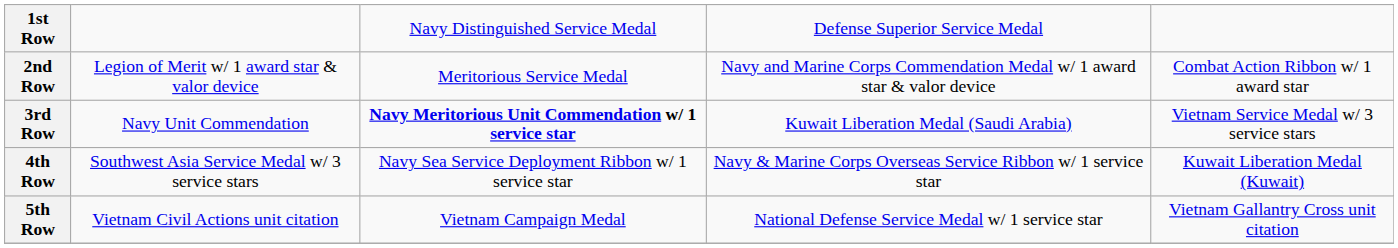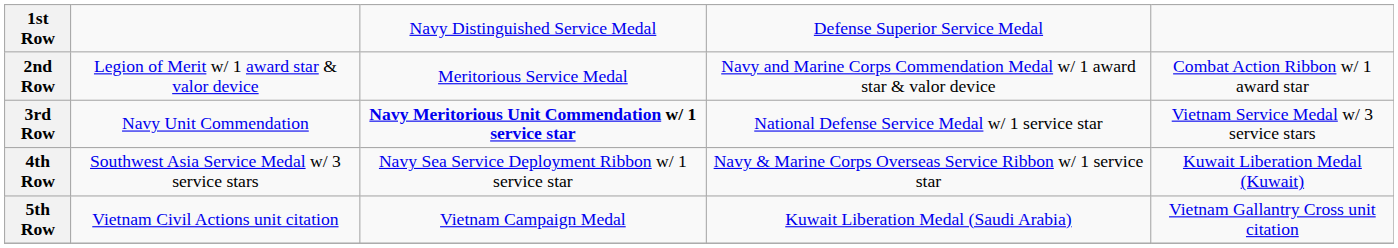(928, 123) Kuwait Liberation Medal (Saudi Arabia) -> (928, 123) National Defense Service Medal w/ 1 service star
(928, 219) National Defense Service Medal w/ 1 service star -> (928, 219) Kuwait Liberation Medal (Saudi Arabia)
